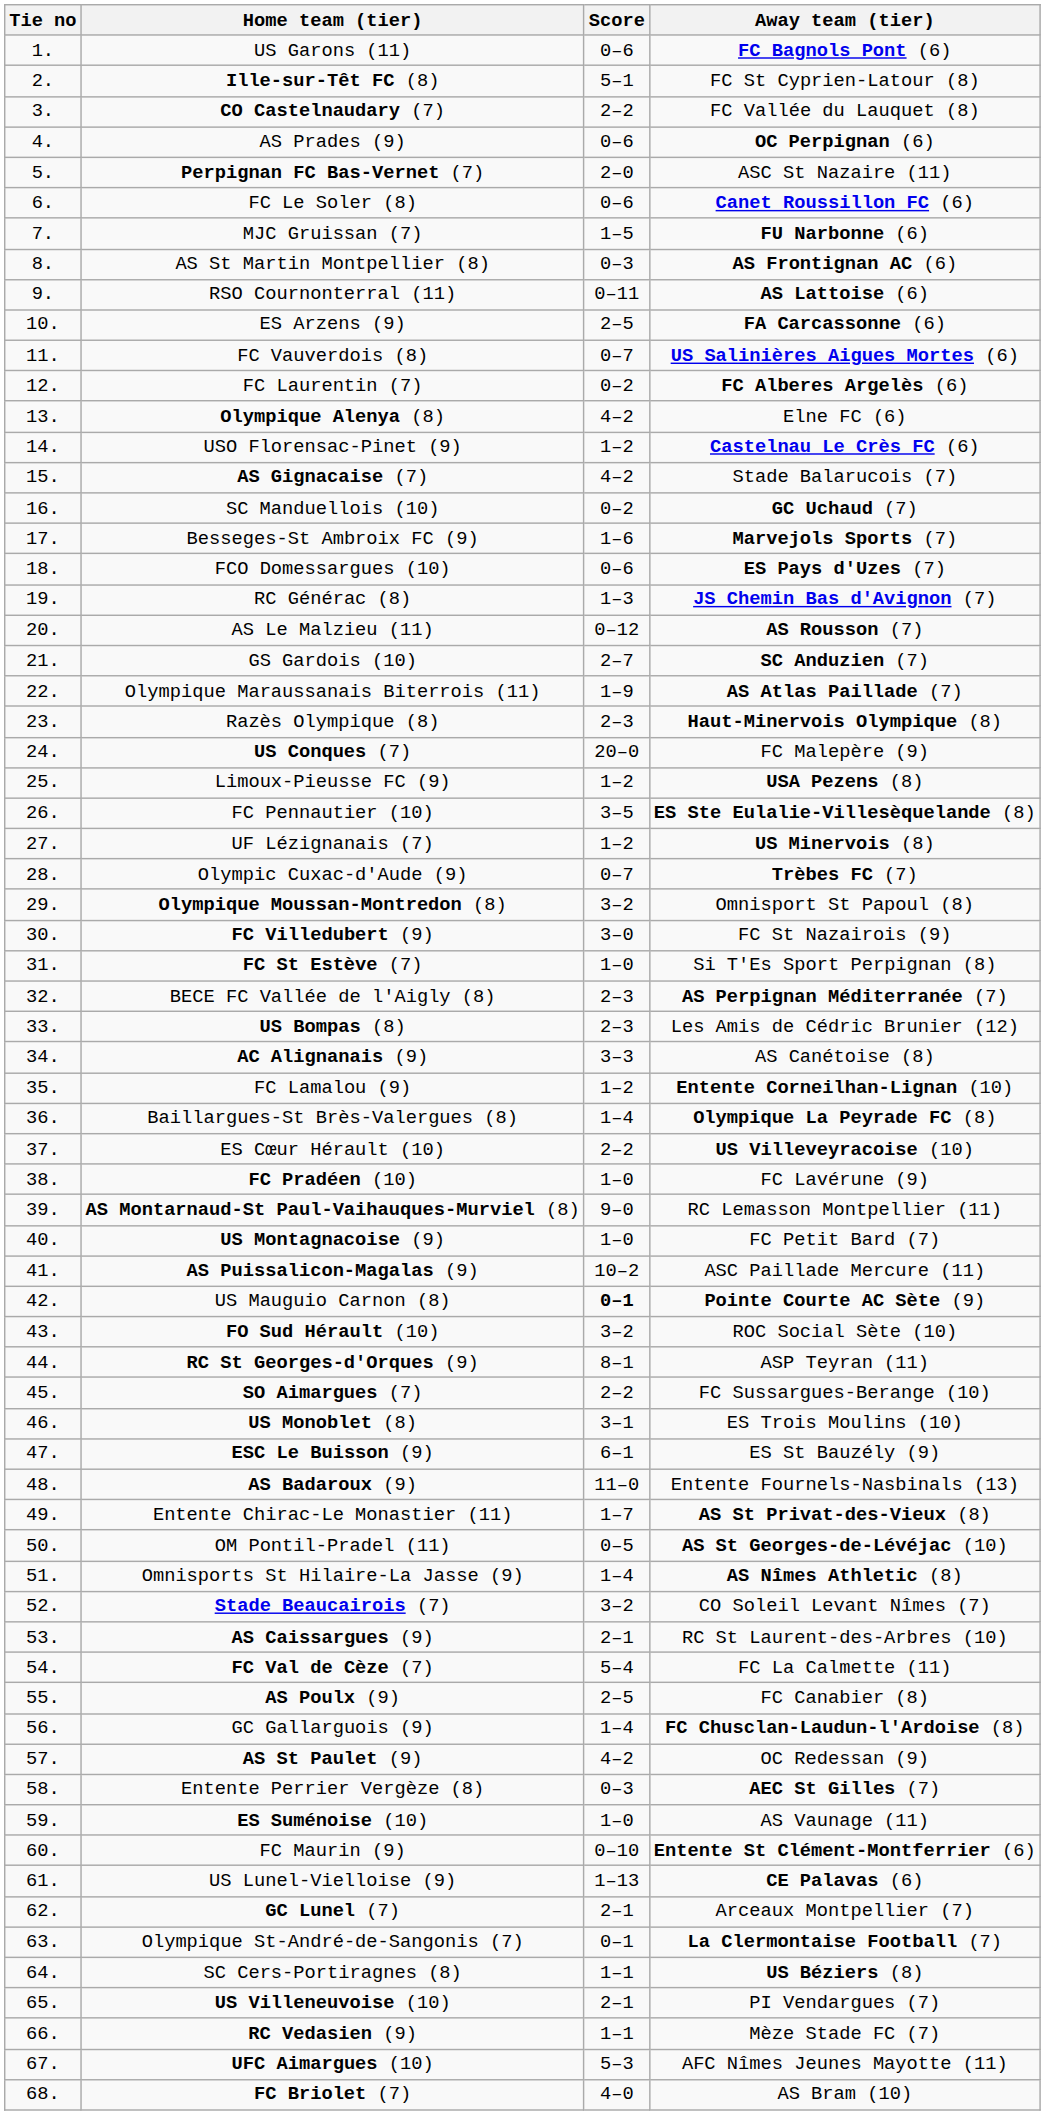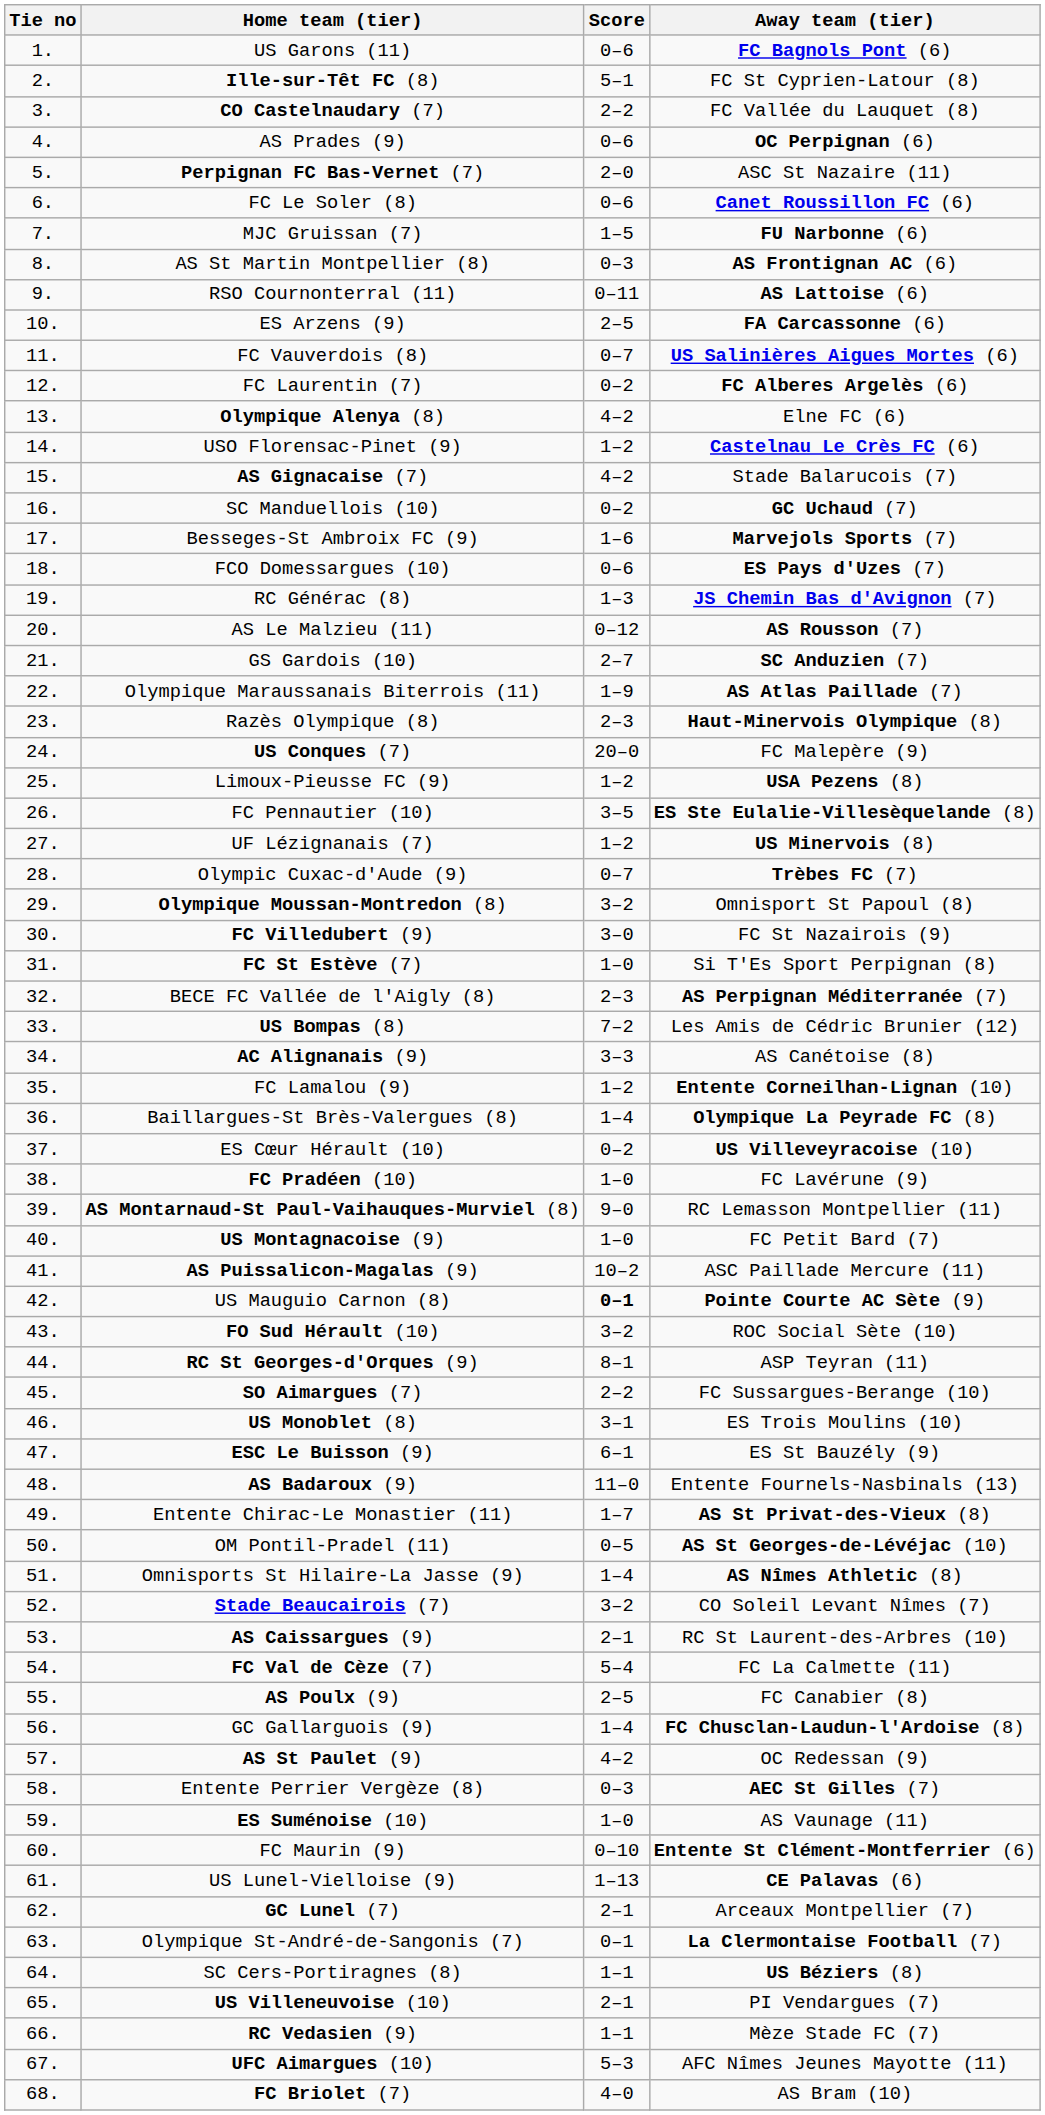(617, 1027) 2–3 -> (617, 1027) 7–2
(617, 1149) 2–2 -> (617, 1149) 0–2
